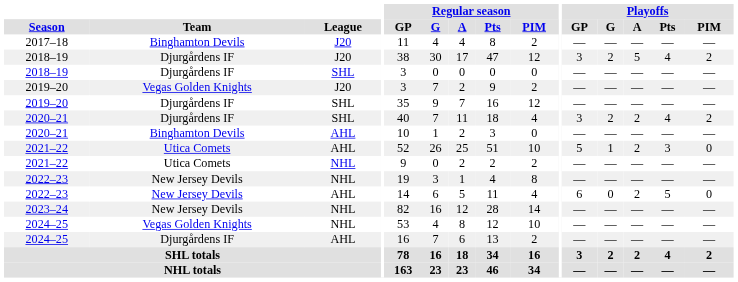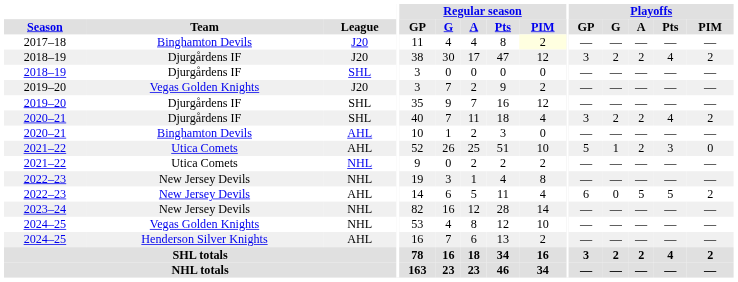(534, 42) no background -> (543, 42) lightyellow background
(637, 57) 5 -> (641, 57) 2
(637, 194) 2 -> (641, 194) 5
(709, 194) 0 -> (710, 194) 2
(197, 239) Djurgårdens IF -> (204, 239) Henderson Silver Knights
